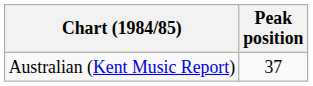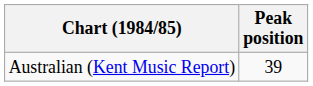(273, 66) 37 -> (273, 66) 39
